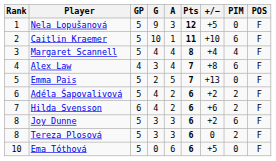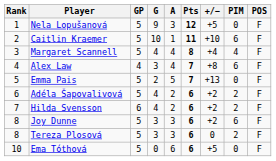(212, 108) +6 -> (212, 108) +2
